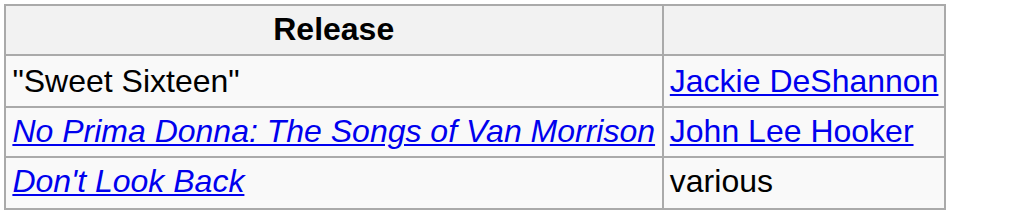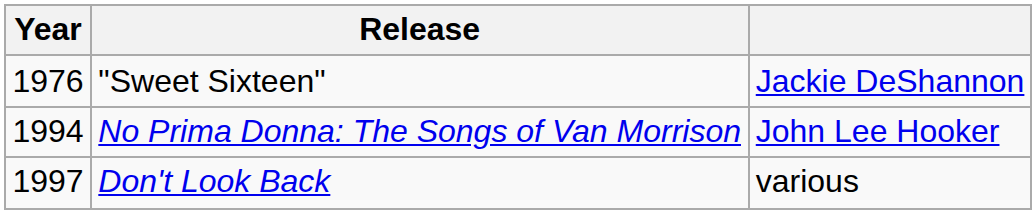+ column: (48, 29)
